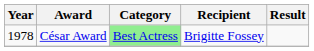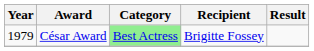(21, 35) 1978 -> (21, 35) 1979
